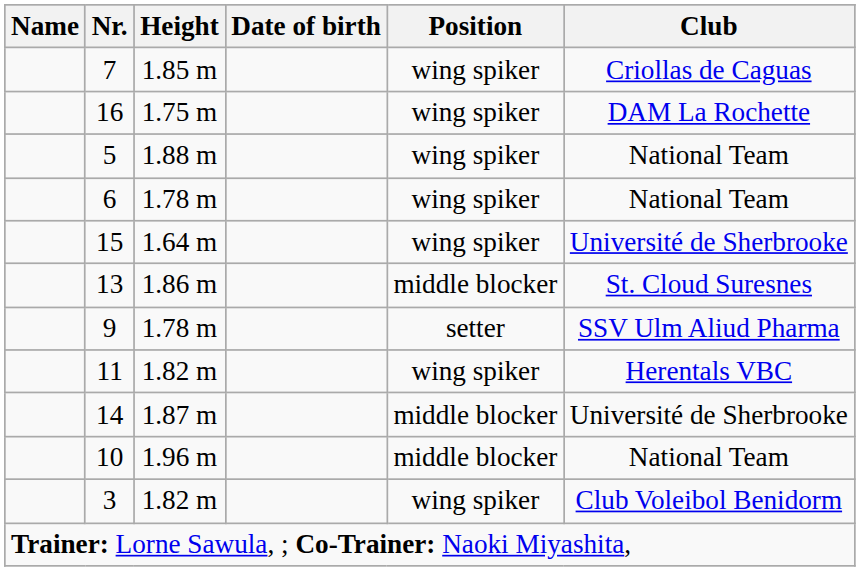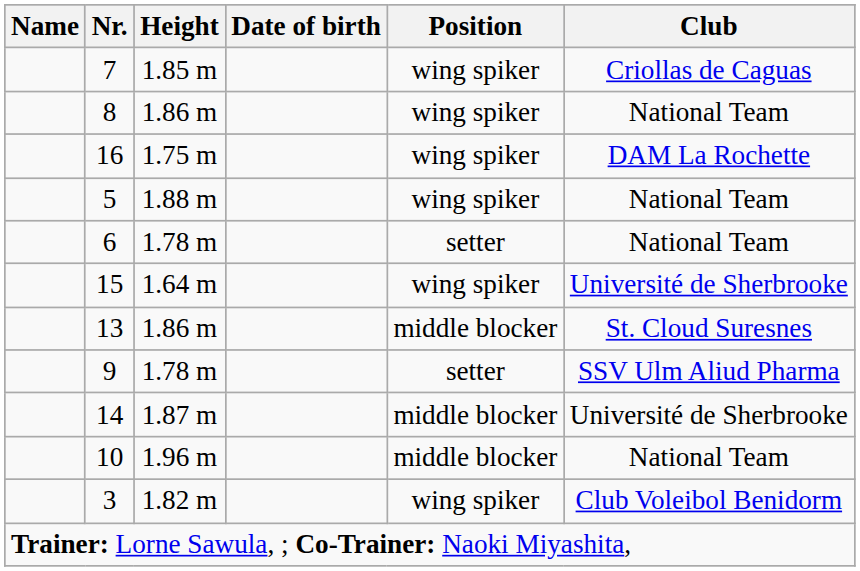+ row: (110, 112)
(475, 198) wing spiker -> (475, 241) setter
- row: (110, 371)
